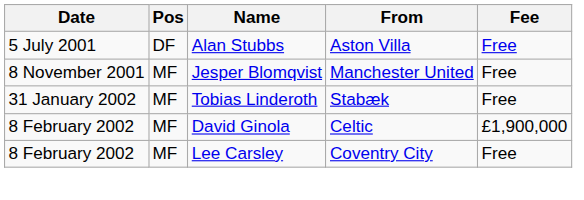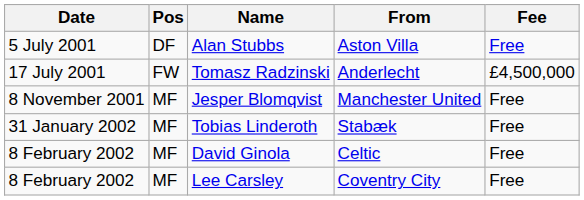+ row: (261, 72)
(524, 126) £1,900,000 -> (507, 153) Free
